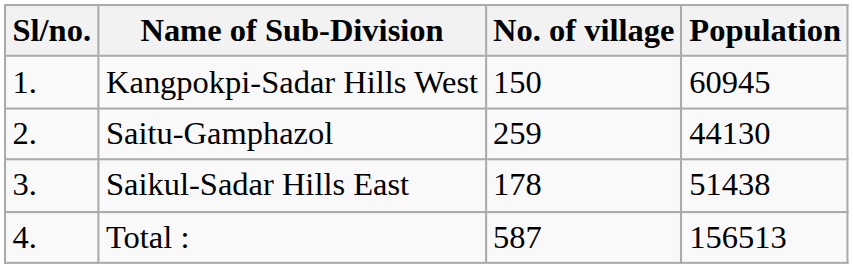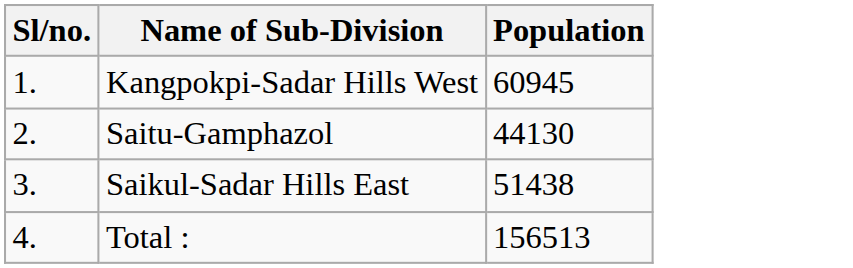- column: (584, 30)
